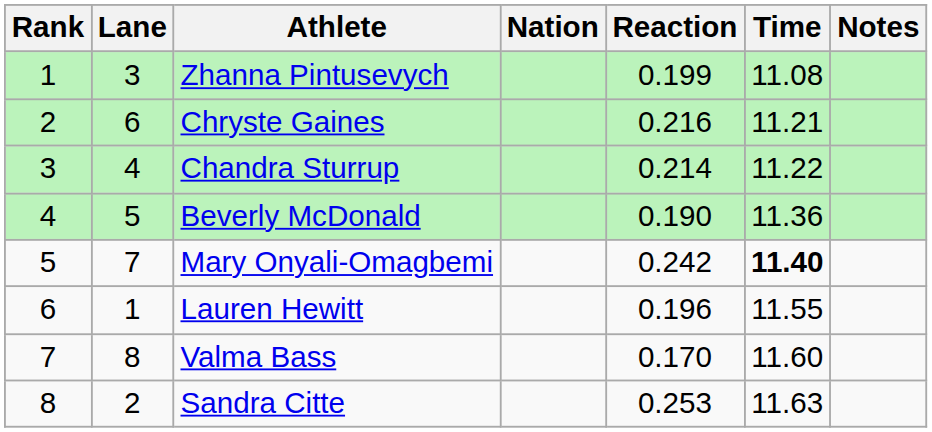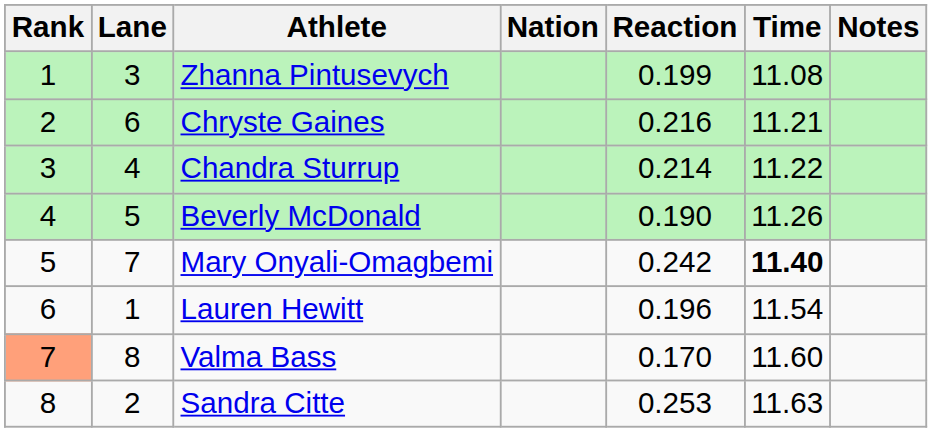(787, 215) 11.36 -> (787, 215) 11.26
(787, 309) 11.55 -> (787, 309) 11.54
(48, 356) no background -> (48, 356) lightsalmon background
